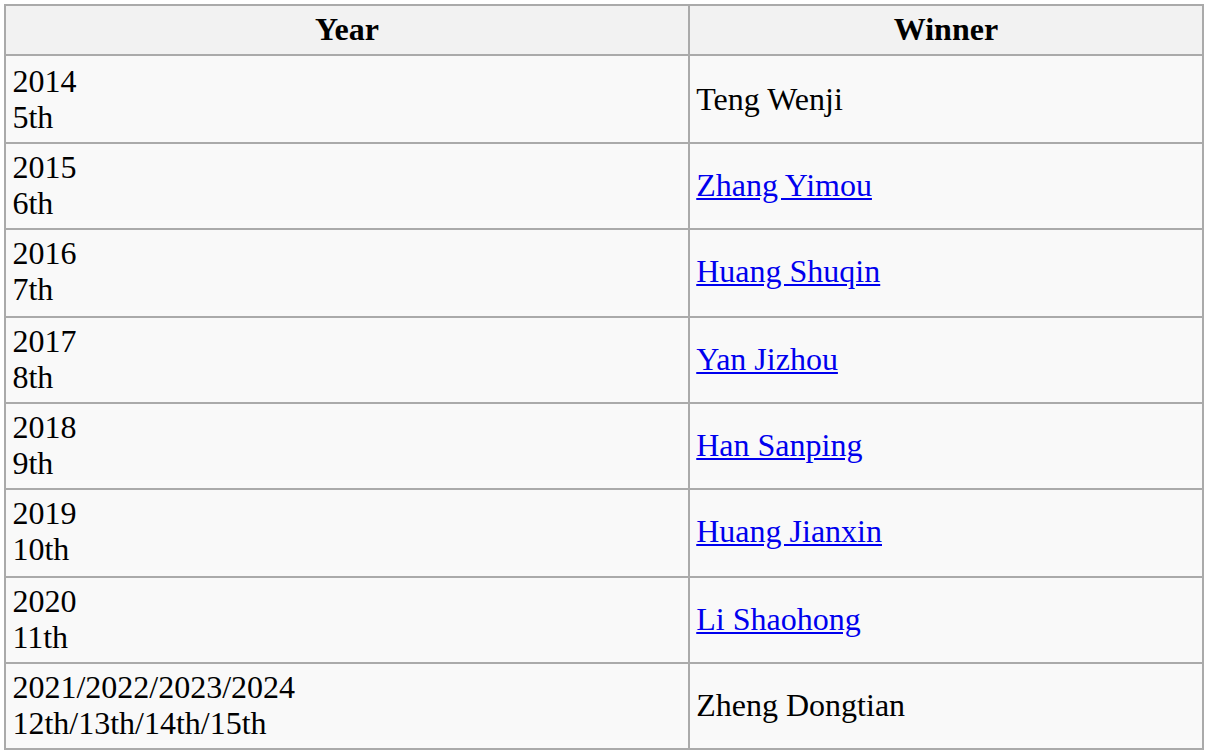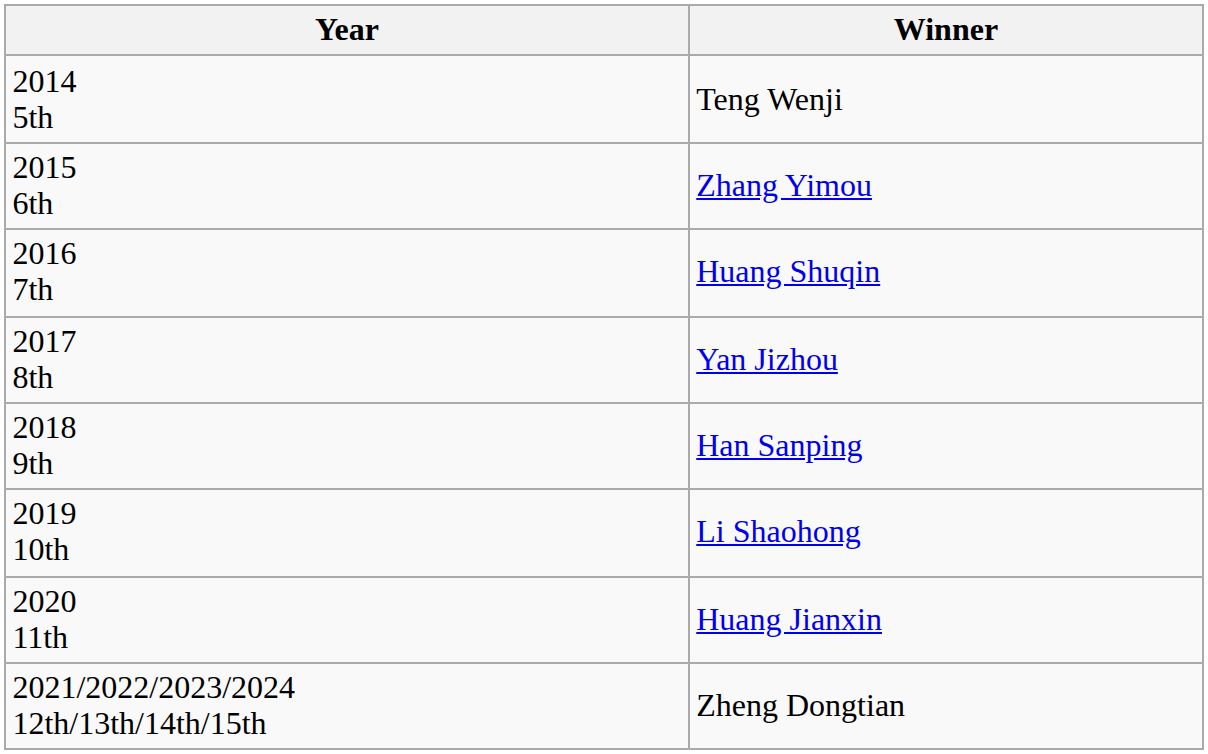(789, 532) Huang Jianxin -> (778, 532) Li Shaohong
(778, 619) Li Shaohong -> (789, 619) Huang Jianxin
